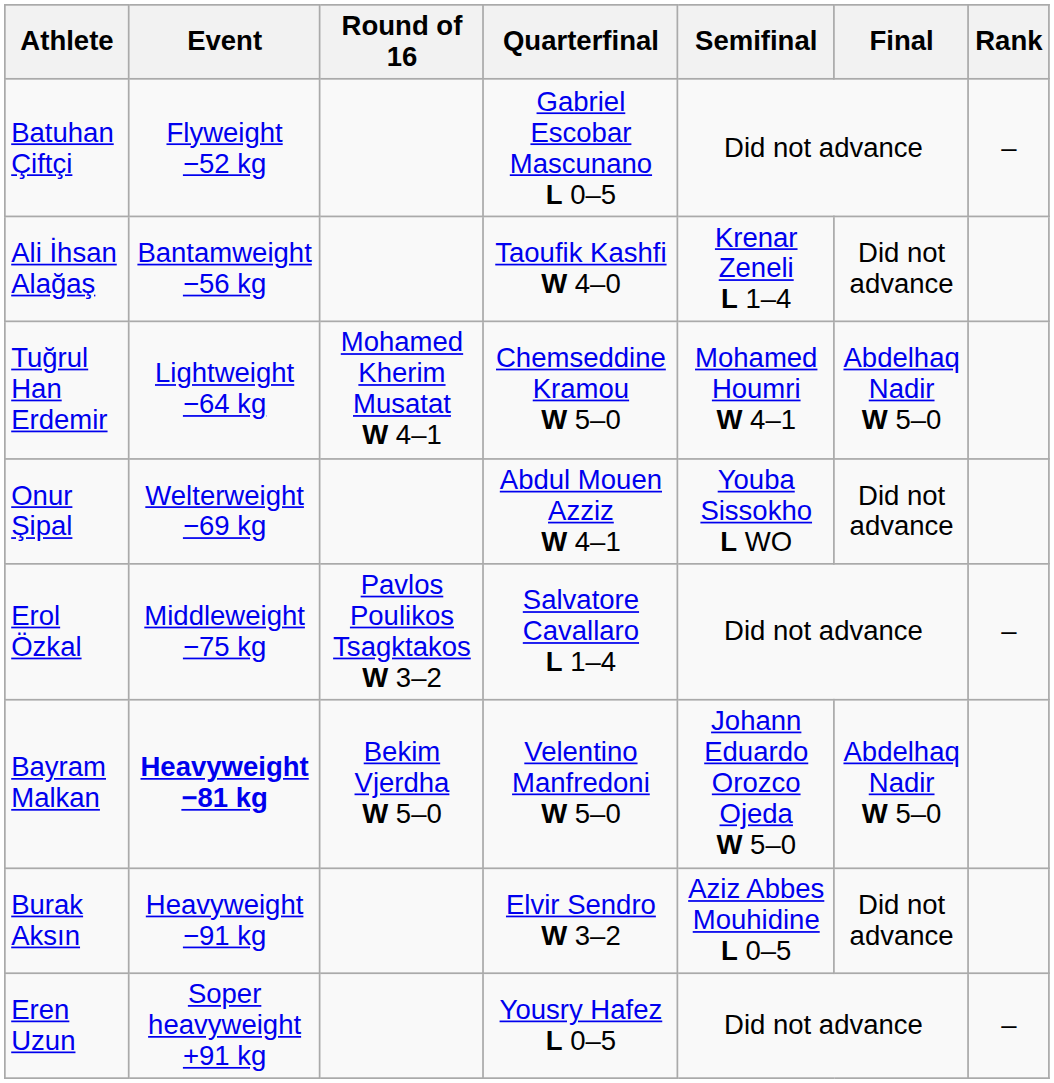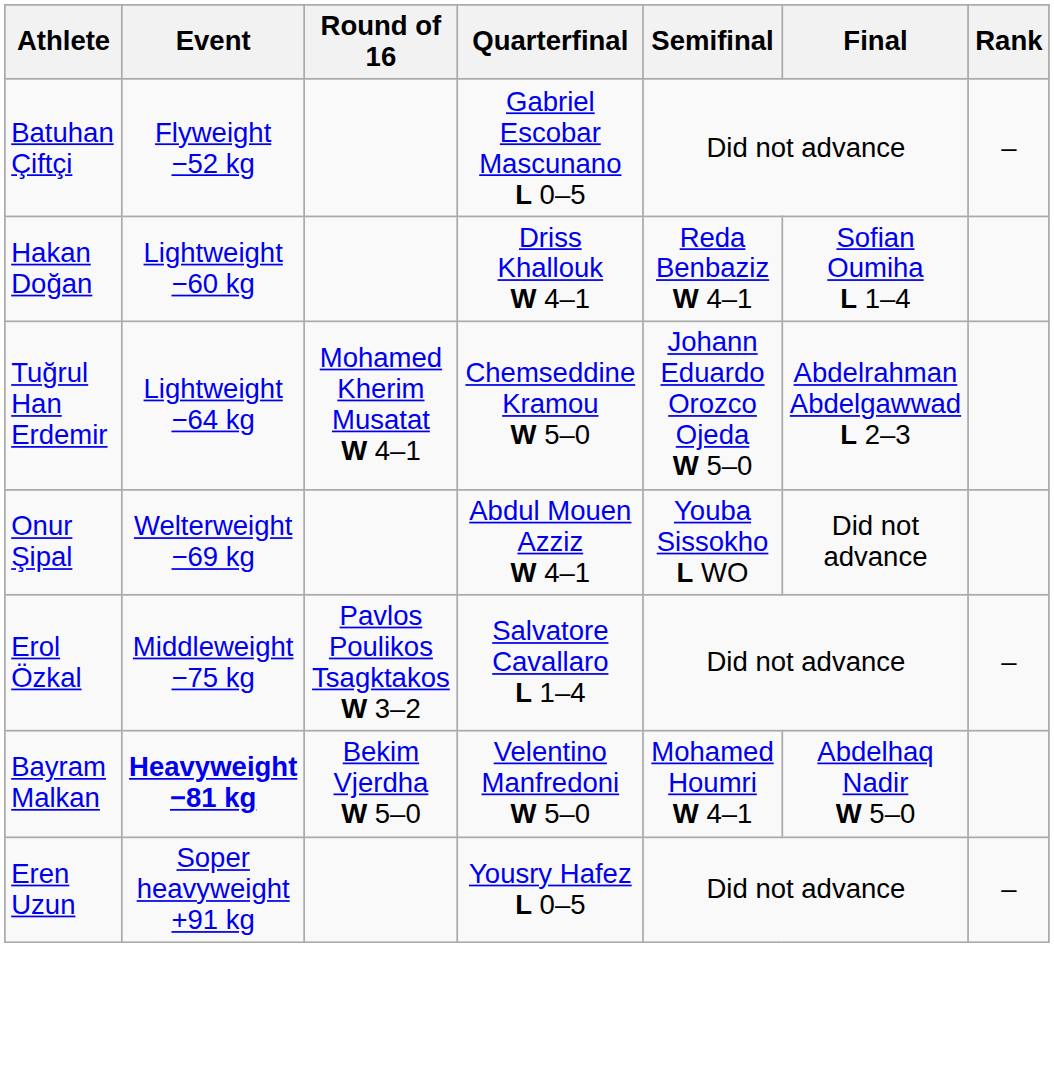- row: (64, 268)
+ row: (52, 268)
(756, 389) Mohamed Houmri W 4–1 -> (713, 404) Johann Eduardo Orozco Ojeda W 5–0
(902, 389) Abdelhaq Nadir W 5–0 -> (875, 404) Abdelrahman Abdelgawwad L 2–3
(756, 783) Johann Eduardo Orozco Ojeda W 5–0 -> (713, 783) Mohamed Houmri W 4–1
- row: (47, 920)
